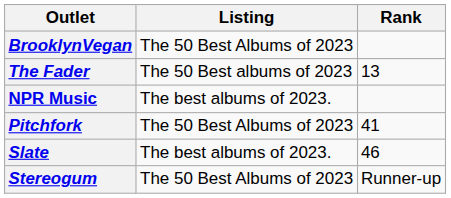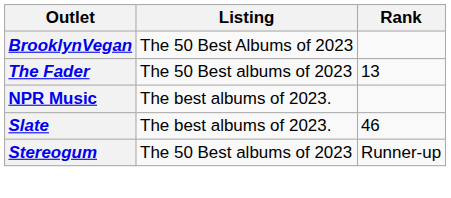- row: (45, 125)
(247, 179) The 50 Best Albums of 2023 -> (246, 152) The 50 Best albums of 2023
